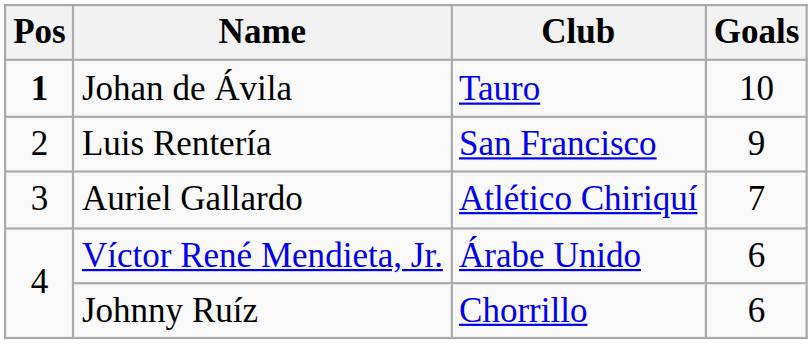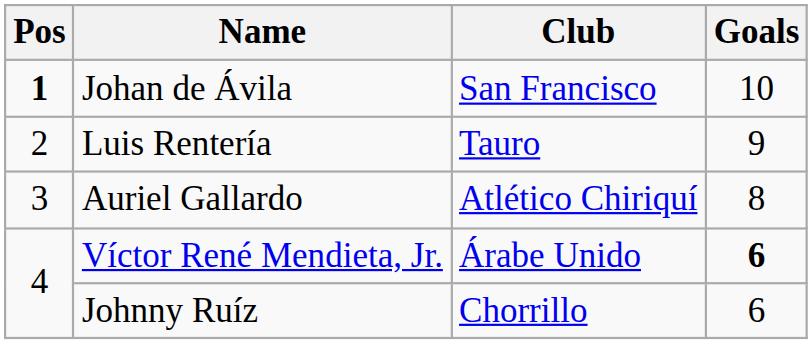(500, 87) Tauro -> (558, 87) San Francisco
(558, 143) San Francisco -> (500, 143) Tauro
(756, 198) 7 -> (756, 198) 8
(756, 254) normal -> (756, 254) bold
